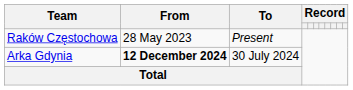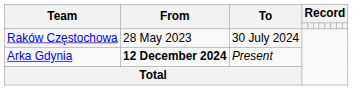(252, 38) Present -> (265, 38) 30 July 2024
(265, 56) 30 July 2024 -> (252, 56) Present
